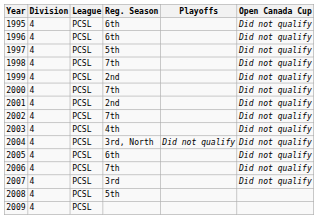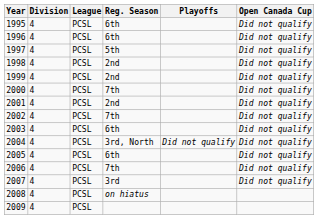(112, 63) 7th -> (112, 63) 2nd
(112, 129) 4th -> (112, 129) 6th
(112, 195) 5th -> (127, 195) on hiatus
